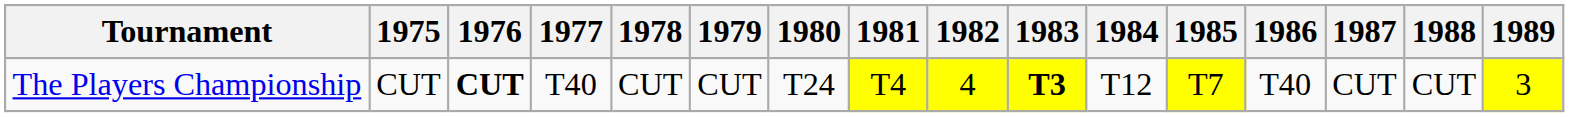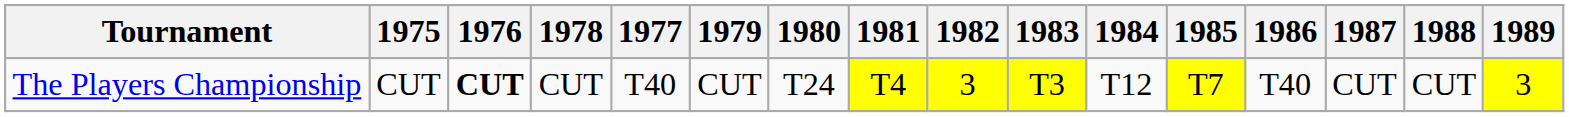columns swapped: (571, 31) <-> (650, 31)
(968, 84) 4 -> (968, 84) 3
(1047, 84) bold -> (1047, 84) normal
